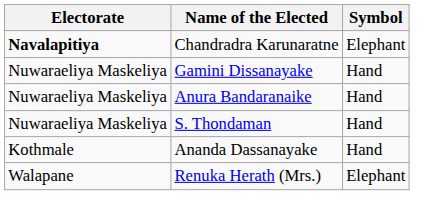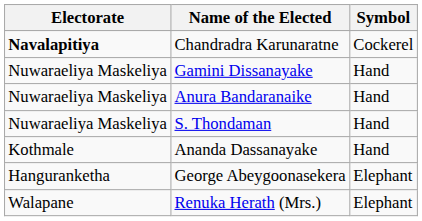(376, 44) Elephant -> (383, 44) Cockerel
+ row: (260, 176)
